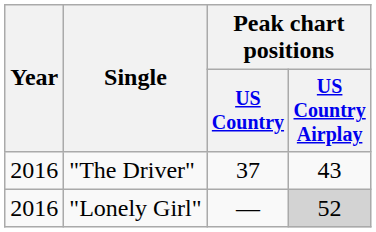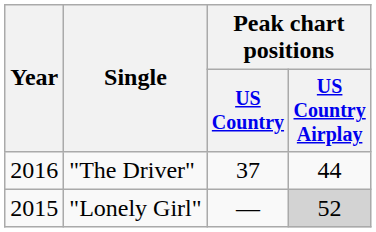(330, 170) 43 -> (330, 170) 44
(34, 208) 2016 -> (34, 208) 2015
